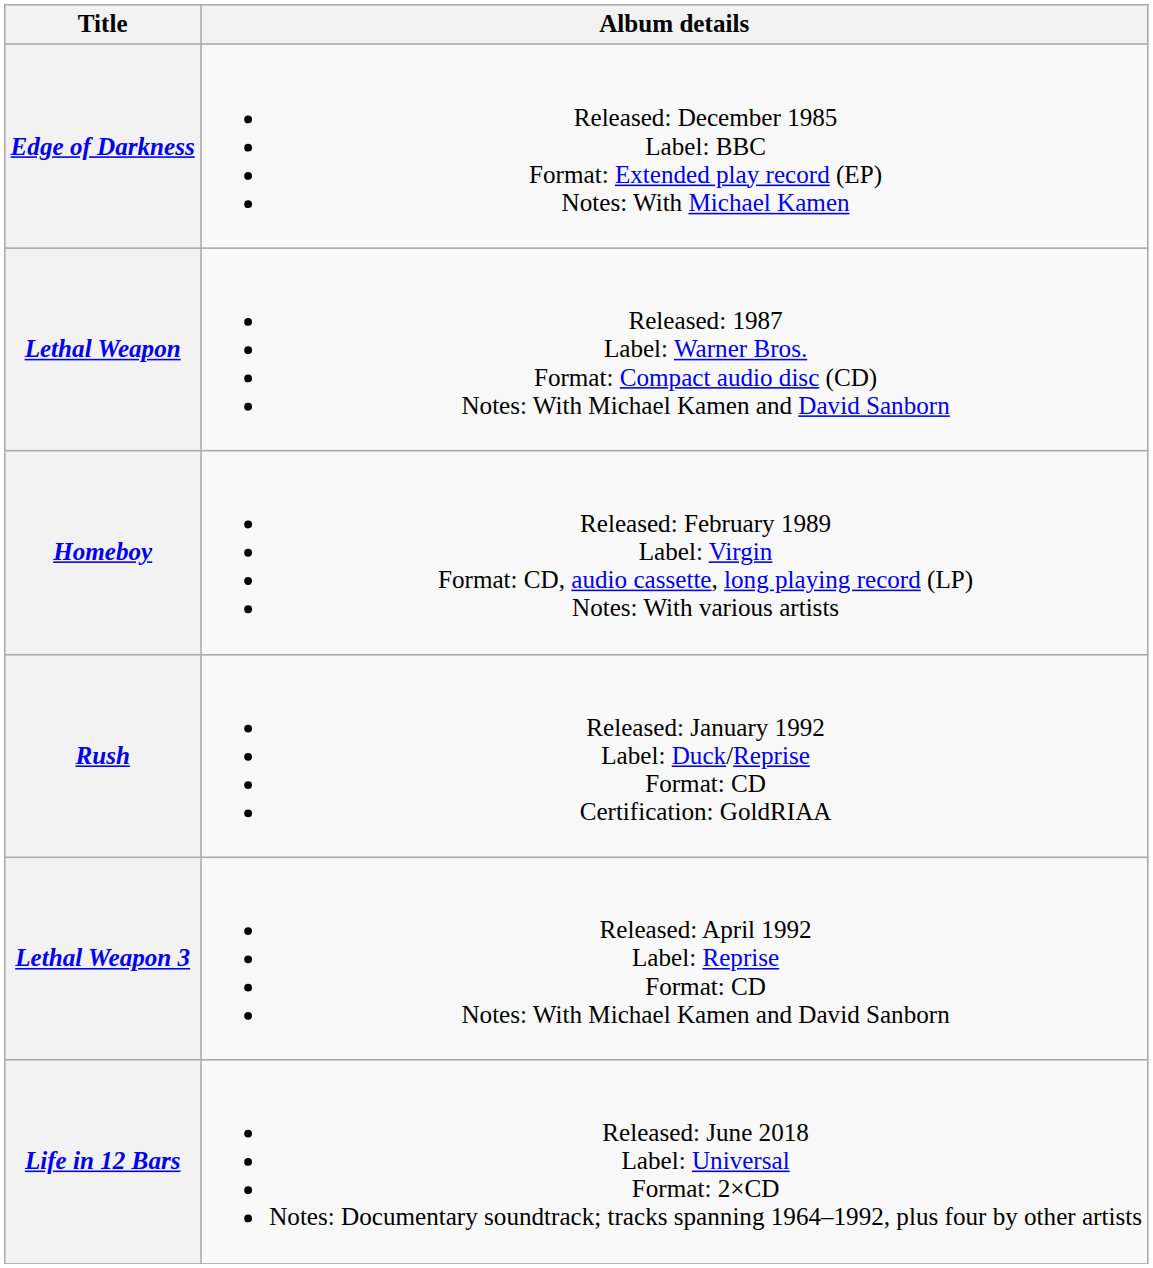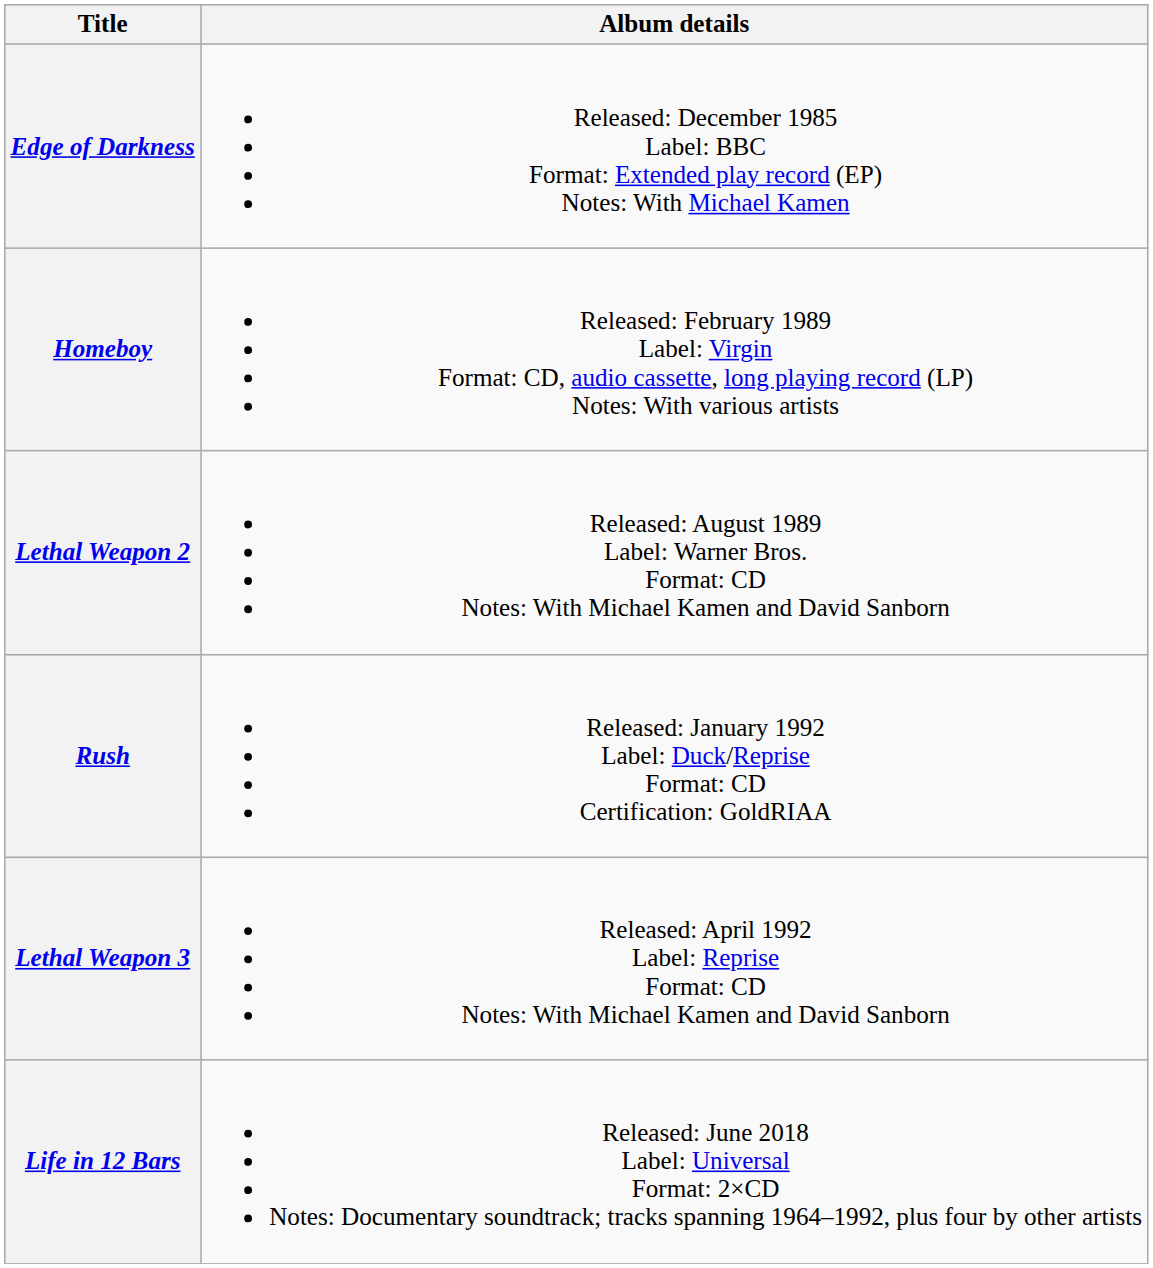- row: (103, 349)
+ row: (103, 552)
